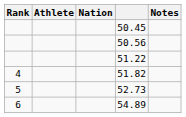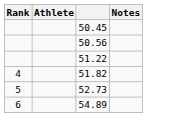- column: (96, 12)
